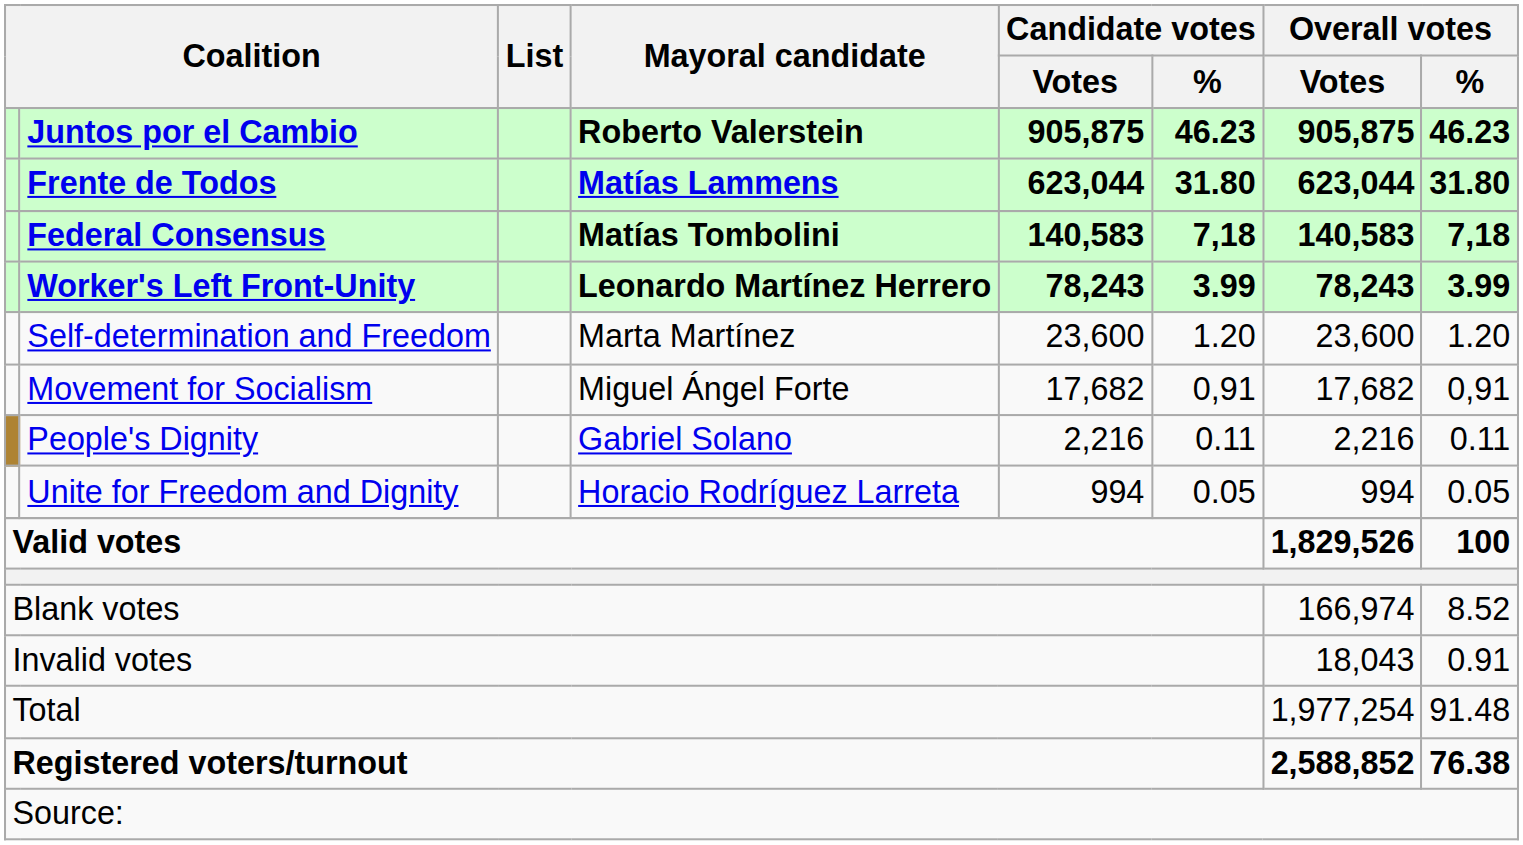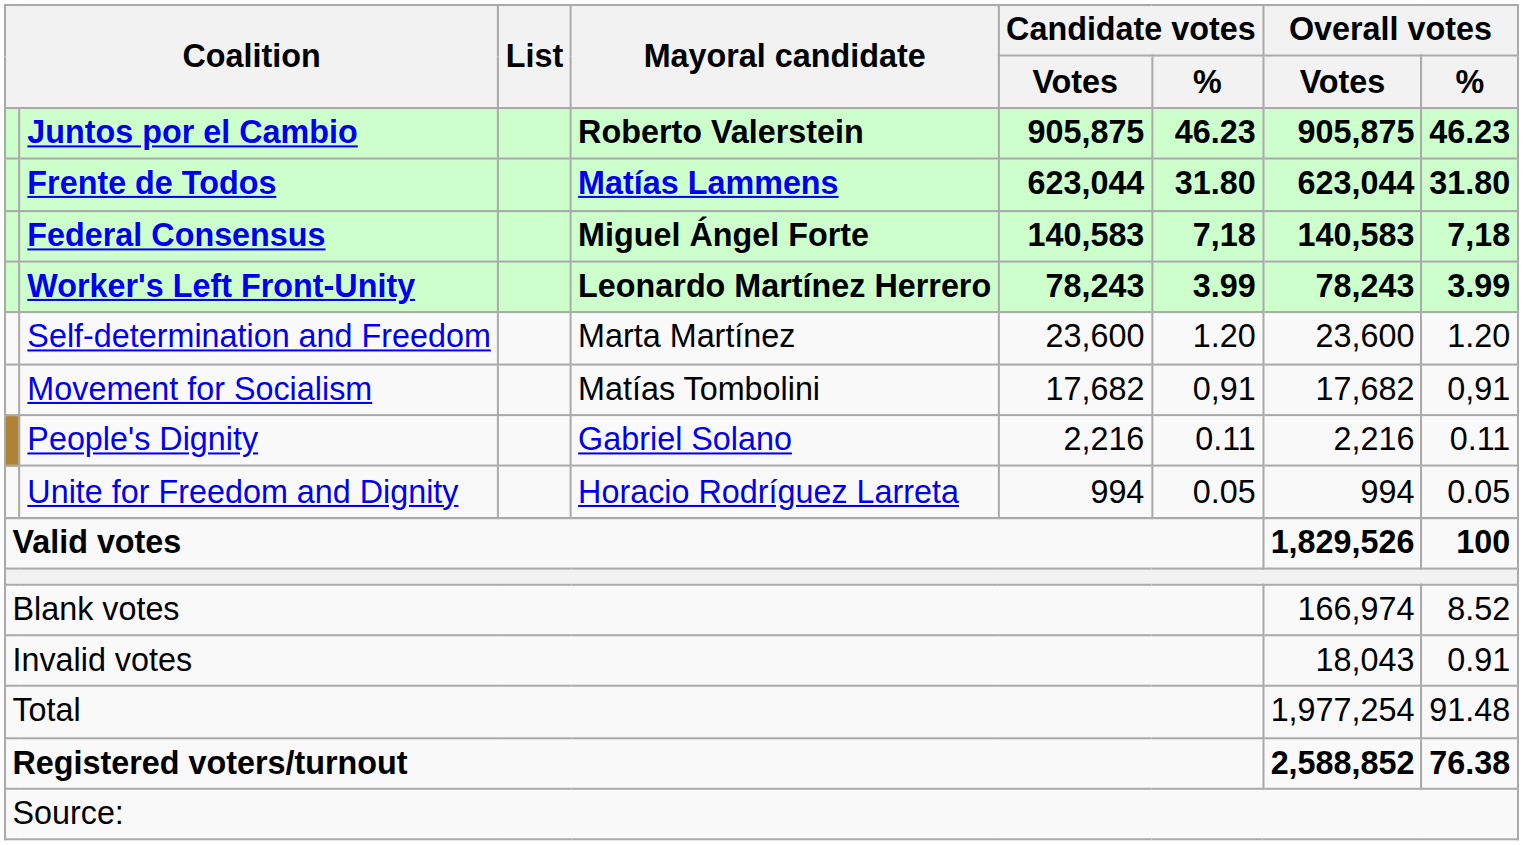(709, 235) Matías Tombolini -> (724, 235) Miguel Ángel Forte
(714, 388) Miguel Ángel Forte -> (699, 388) Matías Tombolini
